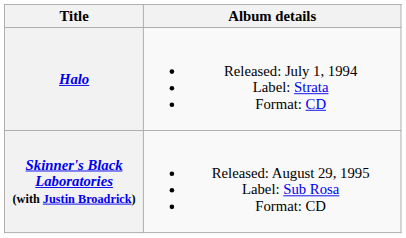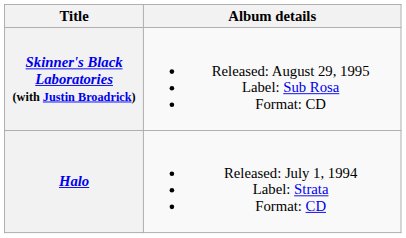rows swapped: (74, 79) <-> (74, 181)
